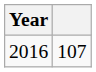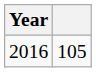(72, 50) 107 -> (72, 50) 105
